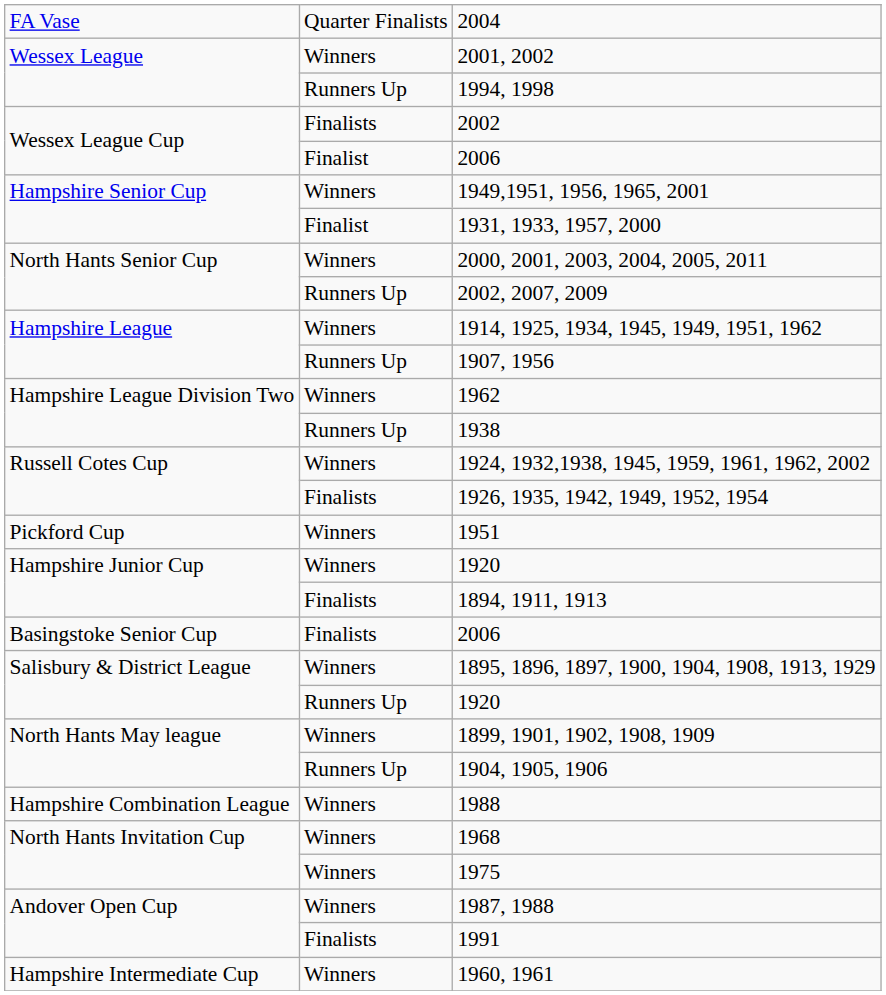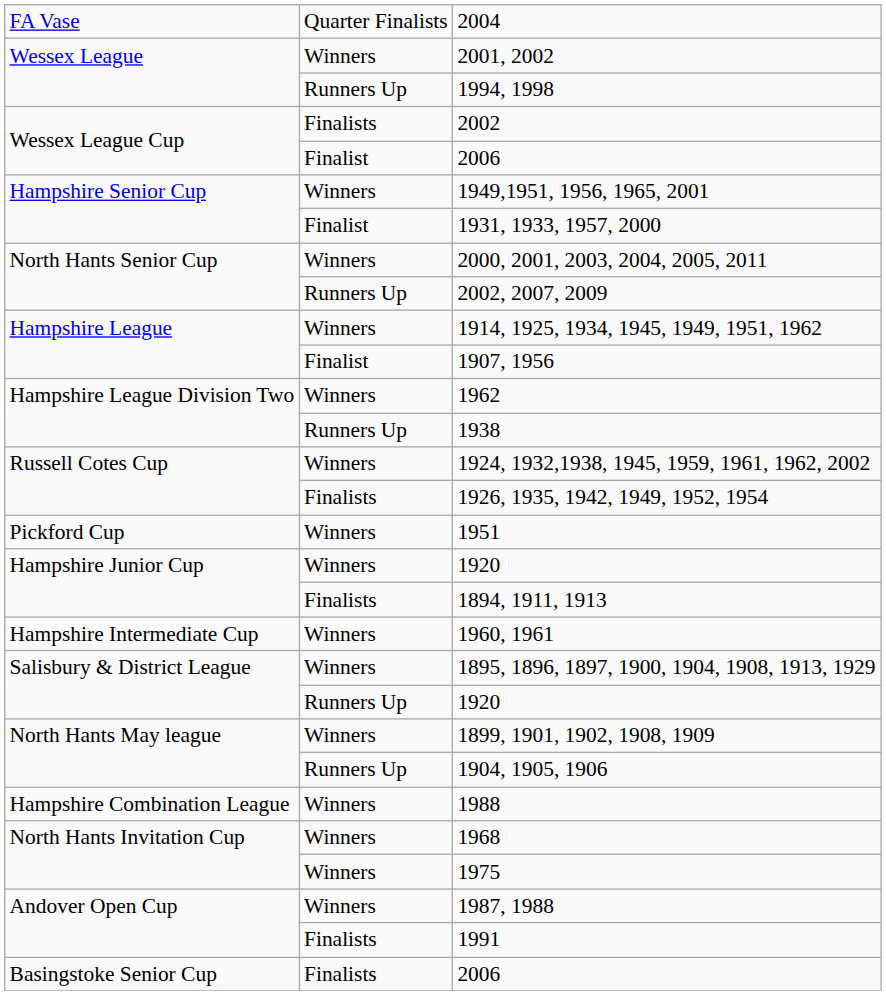(356, 361) Runners Up -> (336, 361) Finalist
rows swapped: (134, 973) <-> (113, 633)
